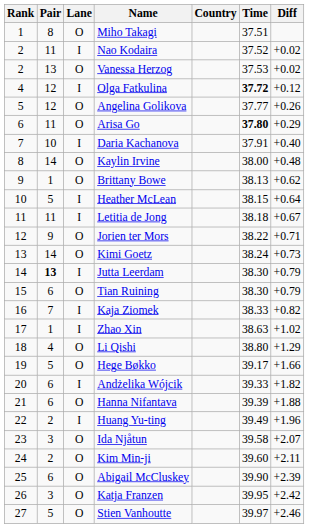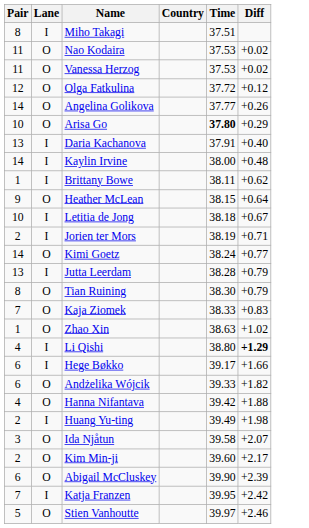- column: (21, 13)
(79, 32) O -> (47, 32) I
(79, 50) I -> (46, 50) O
(255, 50) 37.52 -> (222, 50) 37.53
(50, 69) 13 -> (18, 69) 11
(79, 87) I -> (46, 87) O
(255, 87) bold -> (222, 87) normal
(50, 106) 12 -> (18, 106) 14
(50, 124) 11 -> (18, 124) 10
(50, 143) 10 -> (18, 143) 13
(79, 161) O -> (47, 161) I
(79, 180) O -> (47, 180) I
(255, 180) 38.13 -> (222, 180) 38.11
(50, 198) 5 -> (18, 198) 9
(79, 198) I -> (46, 198) O
(50, 217) 11 -> (18, 217) 10
(50, 236) 9 -> (18, 236) 2
(79, 236) O -> (47, 236) I
(255, 236) 38.22 -> (222, 236) 38.19
(287, 254) +0.73 -> (255, 254) +0.77
(50, 273) bold -> (18, 273) normal
(255, 273) 38.30 -> (222, 273) 38.28
(50, 291) 6 -> (18, 291) 8
(79, 310) I -> (46, 310) O
(287, 310) +0.82 -> (255, 310) +0.83
(79, 328) I -> (46, 328) O
(79, 347) O -> (47, 347) I
(287, 347) normal -> (255, 347) bold
(50, 365) 5 -> (18, 365) 6
(79, 365) O -> (47, 365) I
(79, 384) I -> (46, 384) O
(50, 402) 6 -> (18, 402) 4
(255, 402) 39.39 -> (222, 402) 39.42
(287, 421) +1.96 -> (255, 421) +1.98
(287, 458) +2.11 -> (255, 458) +2.17
(50, 495) 3 -> (18, 495) 7
(79, 495) O -> (47, 495) I
